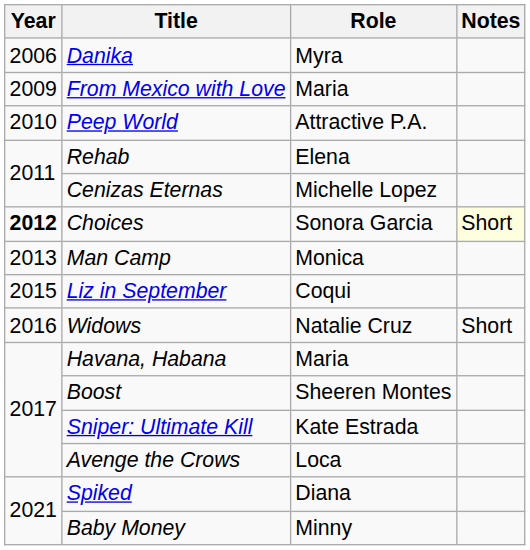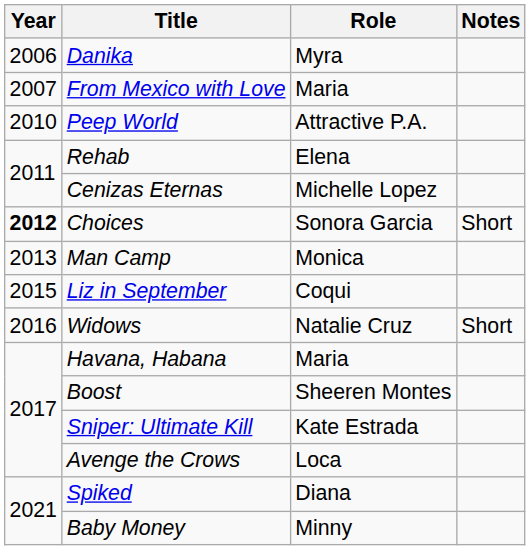(33, 88) 2009 -> (33, 88) 2007
(487, 223) lightyellow background -> (487, 223) no background
